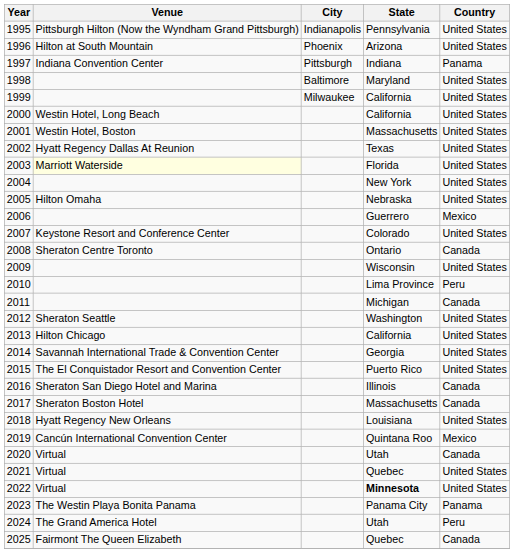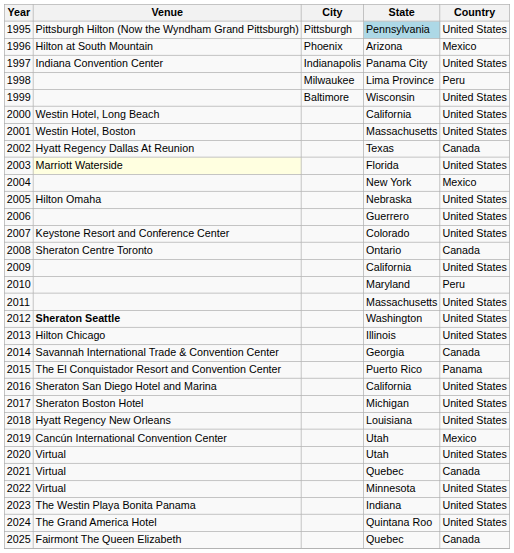(332, 30) Indianapolis -> (328, 30) Pittsburgh
(398, 30) no background -> (398, 30) lightblue background
(475, 47) United States -> (459, 47) Mexico
(328, 64) Pittsburgh -> (332, 64) Indianapolis
(384, 64) Indiana -> (397, 64) Panama City
(462, 64) Panama -> (475, 64) United States
(326, 81) Baltimore -> (329, 81) Milwaukee
(388, 81) Maryland -> (400, 81) Lima Province
(475, 81) United States -> (454, 81) Peru
(329, 98) Milwaukee -> (326, 98) Baltimore
(389, 98) California -> (390, 98) Wisconsin
(475, 149) United States -> (461, 149) Canada
(475, 183) United States -> (459, 183) Mexico
(459, 217) Mexico -> (475, 217) United States
(390, 268) Wisconsin -> (389, 268) California
(400, 285) Lima Province -> (388, 285) Maryland
(387, 302) Michigan -> (402, 302) Massachusetts
(461, 302) Canada -> (475, 302) United States
(76, 319) normal -> (78, 319) bold
(389, 336) California -> (381, 336) Illinois
(475, 353) United States -> (461, 353) Canada
(475, 370) United States -> (462, 370) Panama
(381, 387) Illinois -> (389, 387) California
(461, 387) Canada -> (475, 387) United States
(402, 404) Massachusetts -> (387, 404) Michigan
(461, 404) Canada -> (475, 404) United States
(399, 438) Quintana Roo -> (377, 438) Utah
(461, 455) Canada -> (475, 455) United States
(475, 472) United States -> (461, 472) Canada
(392, 489) bold -> (391, 489) normal
(397, 506) Panama City -> (384, 506) Indiana
(462, 506) Panama -> (475, 506) United States
(377, 523) Utah -> (399, 523) Quintana Roo
(454, 523) Peru -> (475, 523) United States
